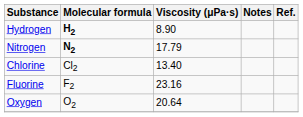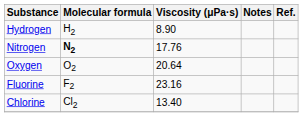(69, 30) bold -> (69, 30) normal
(169, 48) 17.79 -> (169, 48) 17.76
rows swapped: (24, 102) <-> (26, 66)
